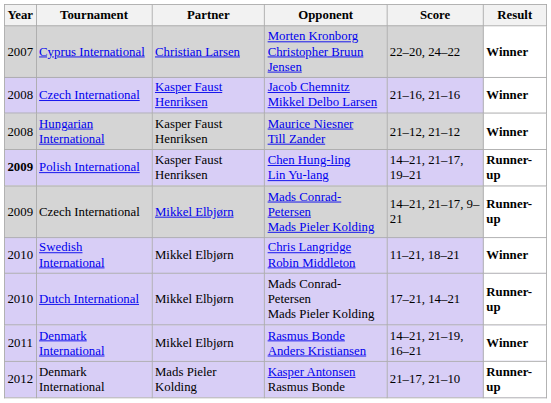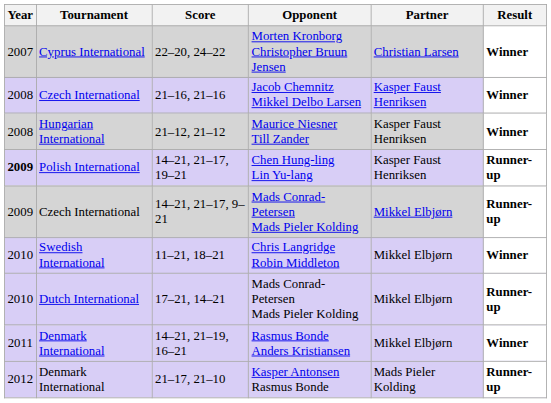columns swapped: (208, 15) <-> (435, 15)
